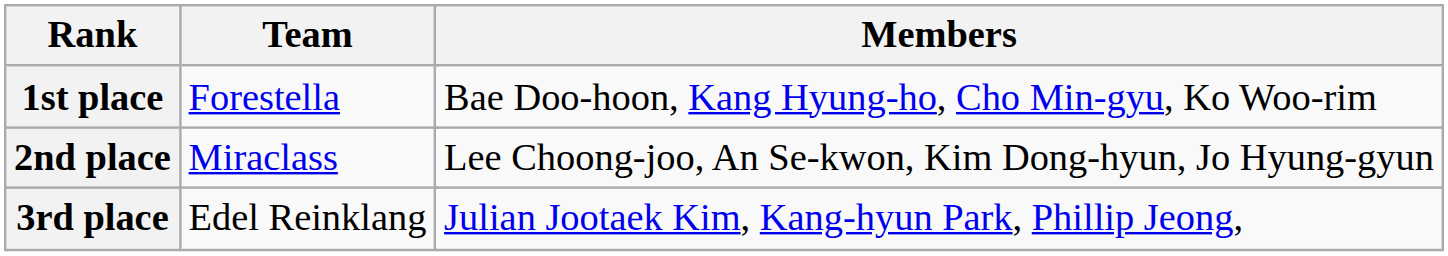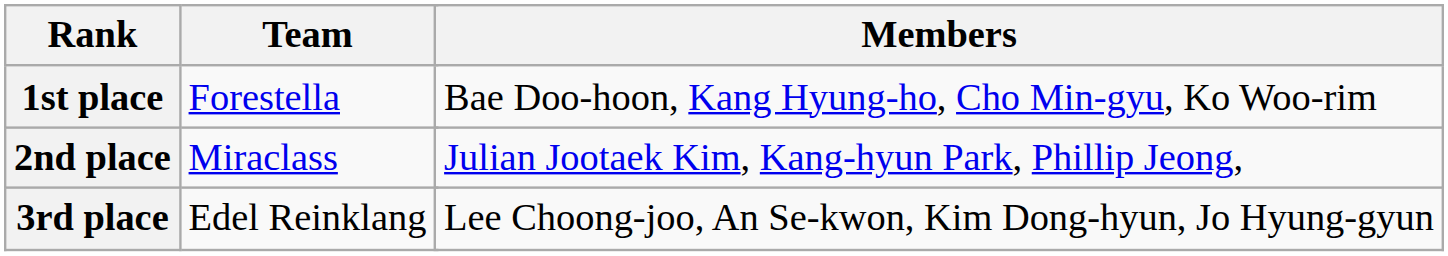(939, 156) Lee Choong-joo, An Se-kwon, Kim Dong-hyun, Jo Hyung-gyun -> (844, 156) Julian Jootaek Kim, Kang-hyun Park, Phillip Jeong,
(844, 217) Julian Jootaek Kim, Kang-hyun Park, Phillip Jeong, -> (939, 217) Lee Choong-joo, An Se-kwon, Kim Dong-hyun, Jo Hyung-gyun
